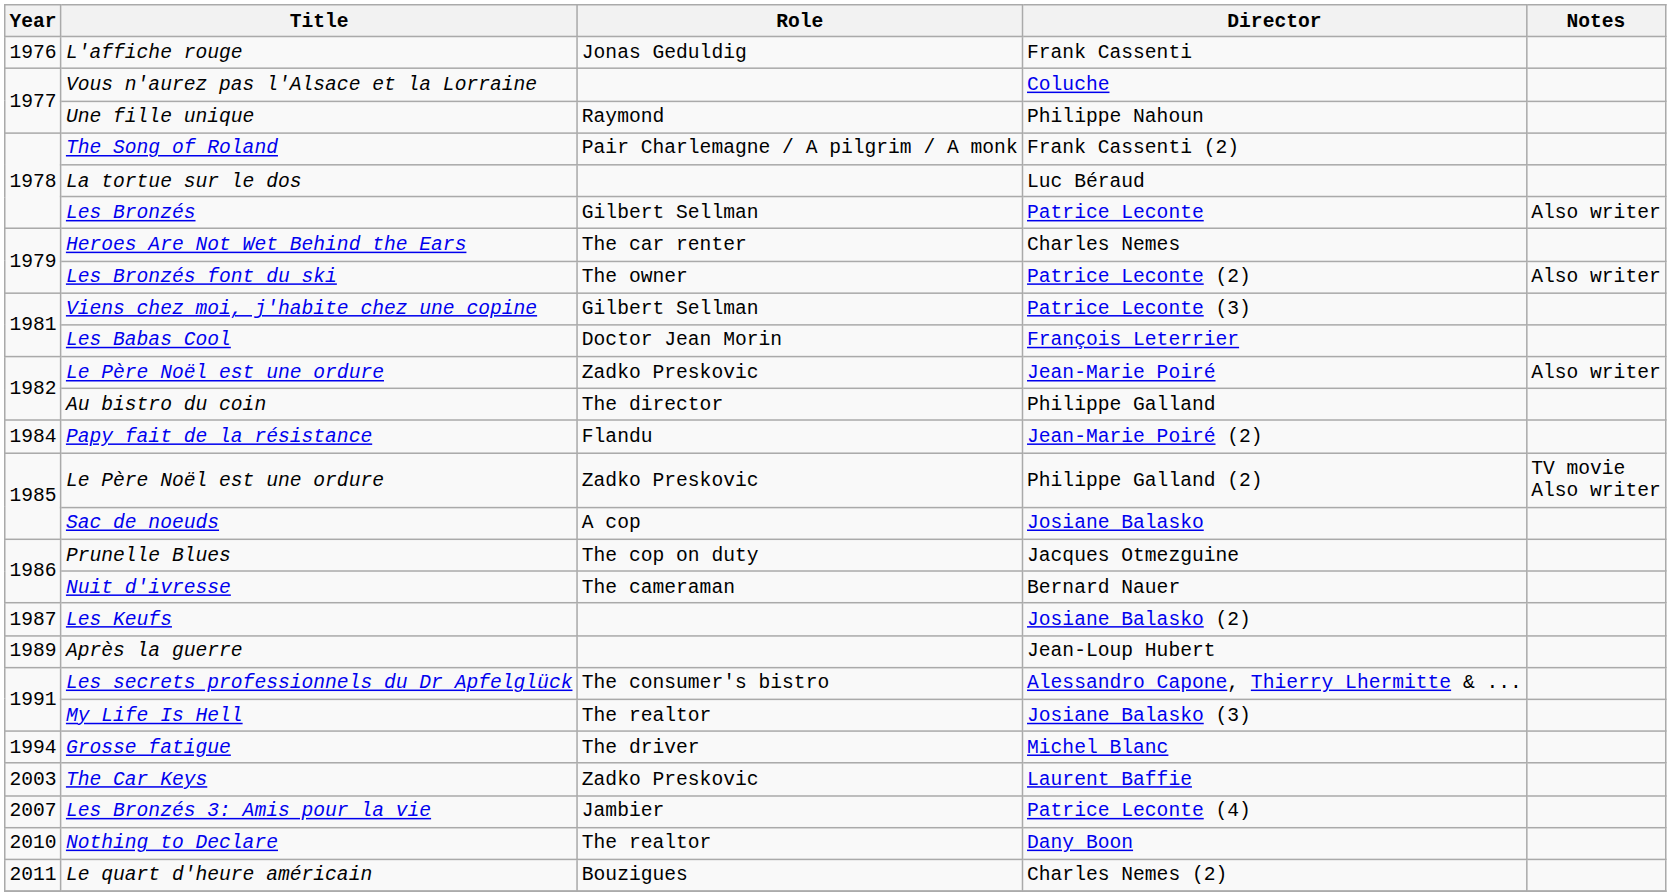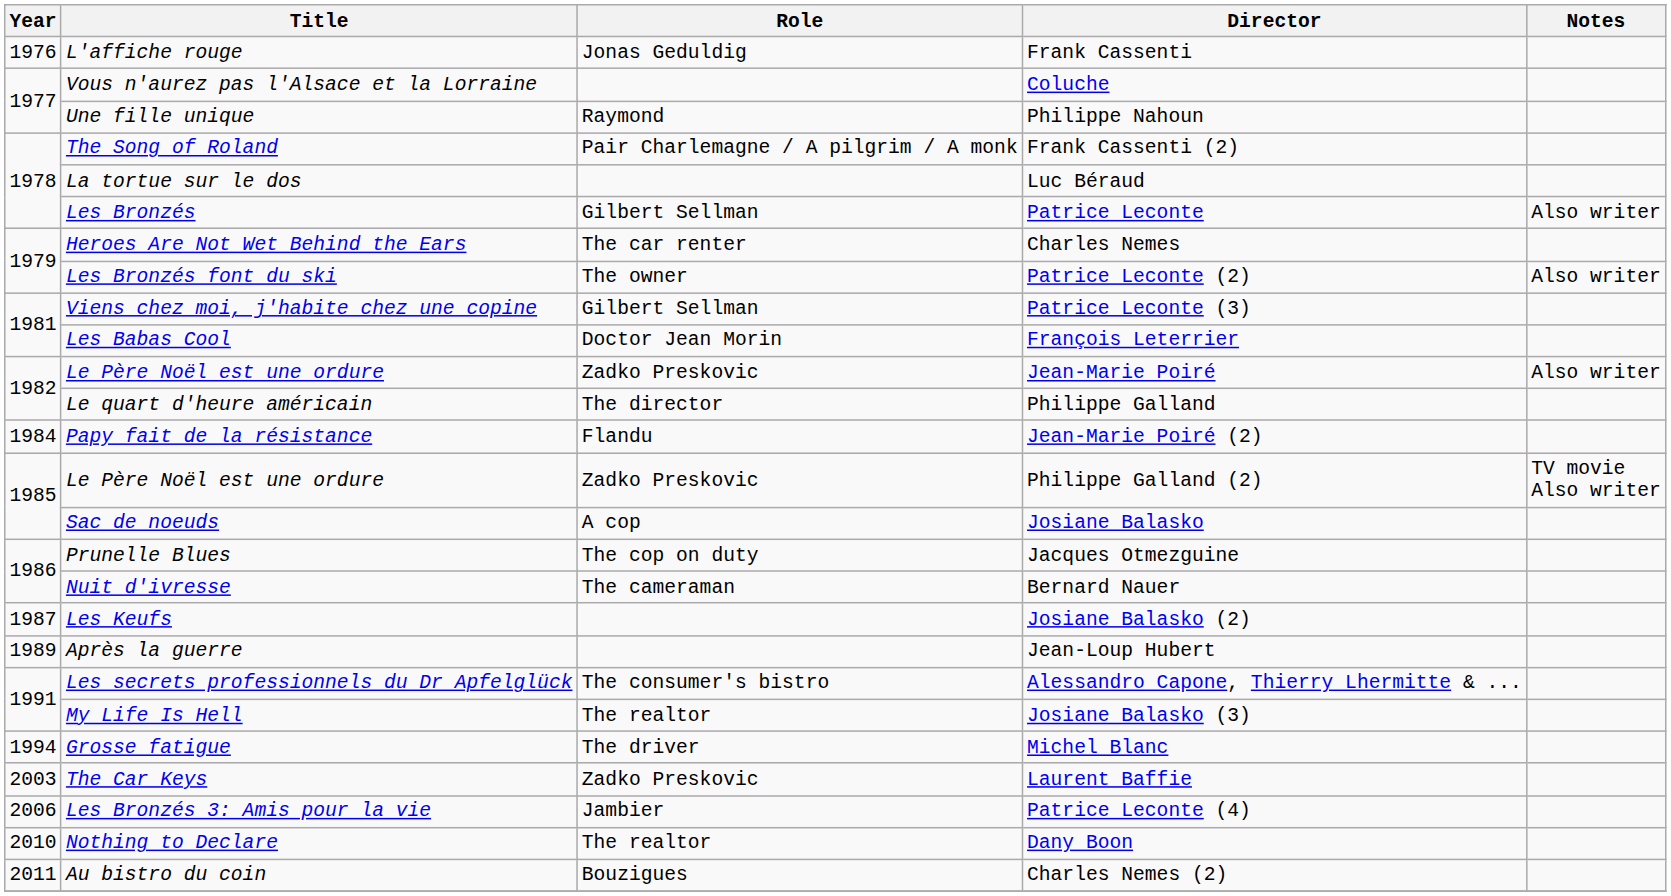(166, 405) Au bistro du coin -> (219, 405) Le quart d'heure américain
(33, 811) 2007 -> (33, 811) 2006
(219, 875) Le quart d'heure américain -> (166, 875) Au bistro du coin
